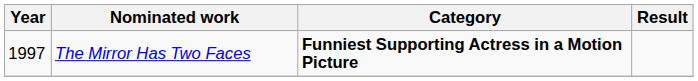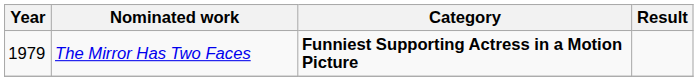(27, 53) 1997 -> (27, 53) 1979
